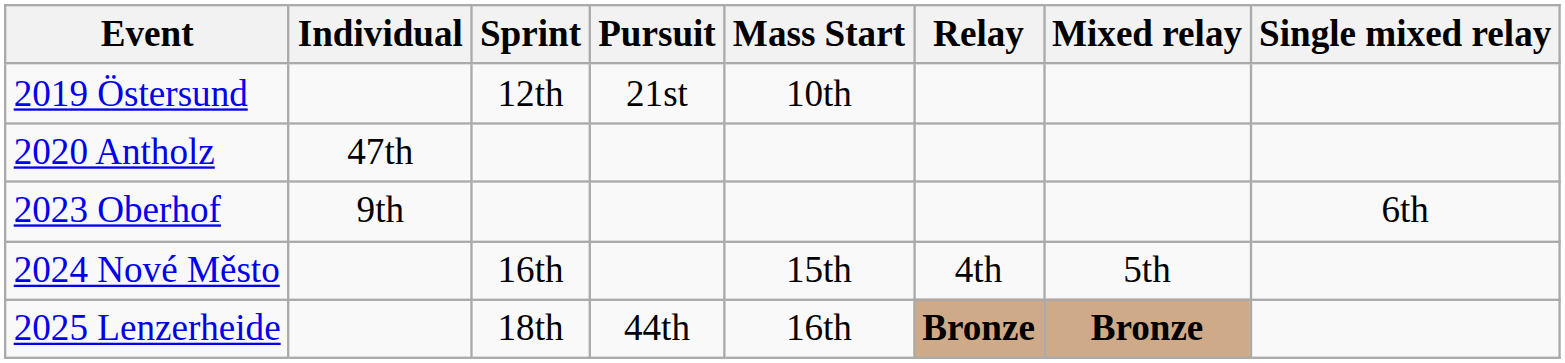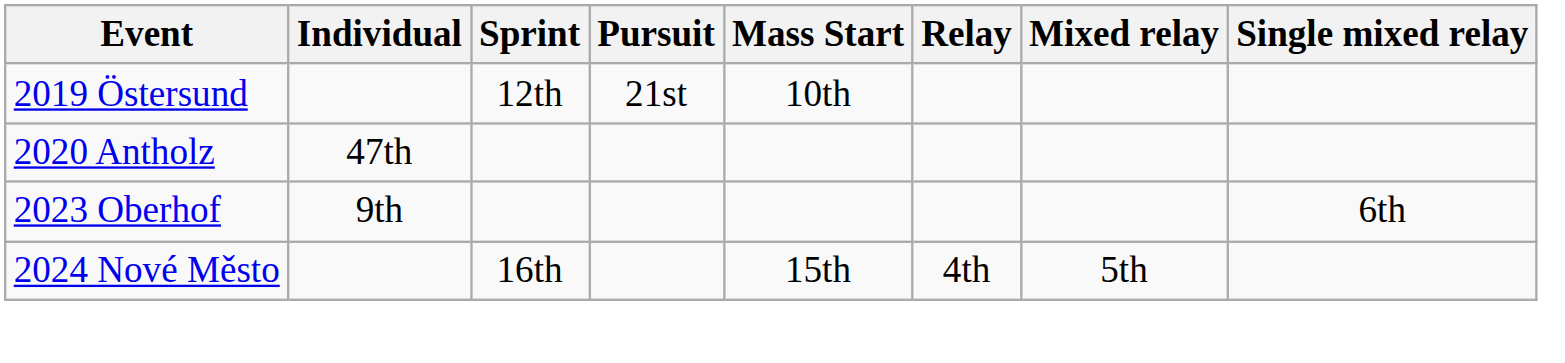- row: (147, 328)
